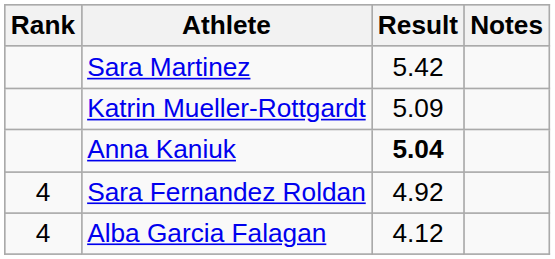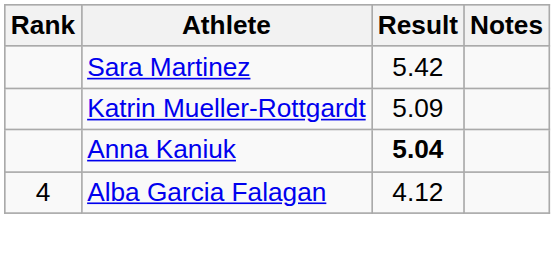- row: (226, 191)
